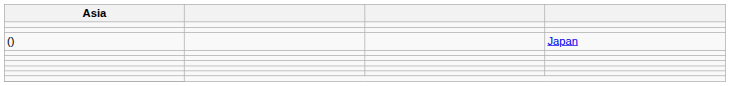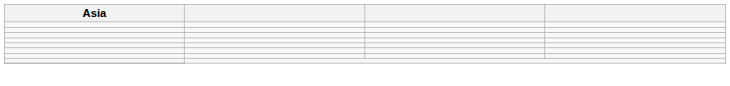- row: (11, 41)
